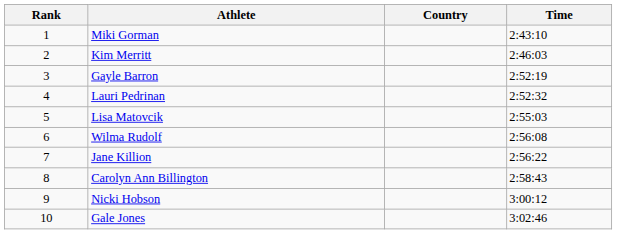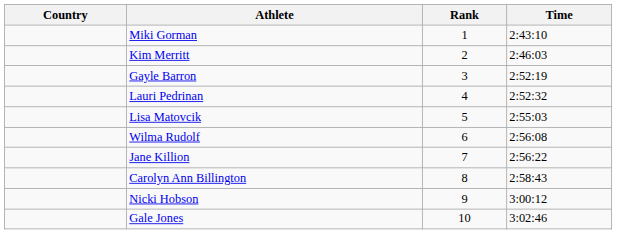columns swapped: (46, 15) <-> (445, 15)
